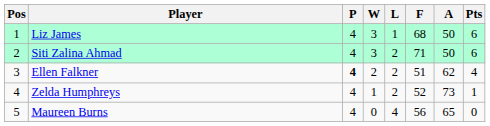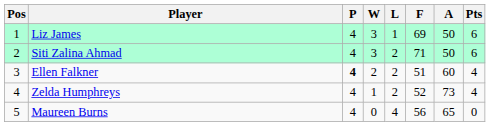(420, 33) 68 -> (420, 33) 69
(449, 72) 62 -> (449, 72) 60
(474, 92) 1 -> (474, 92) 4
